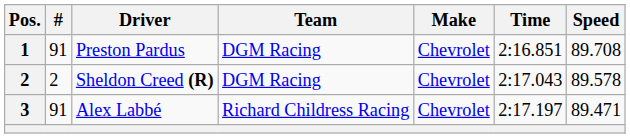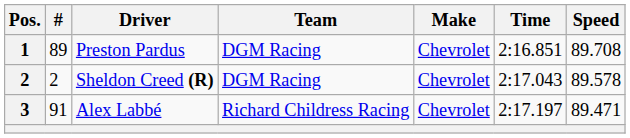(58, 49) 91 -> (58, 49) 89
